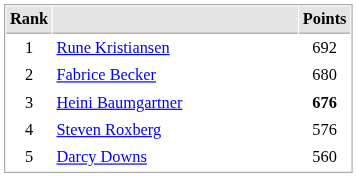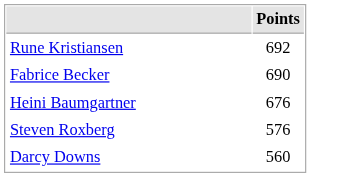- column: (29, 19)
(325, 75) 680 -> (278, 75) 690
(325, 102) bold -> (278, 102) normal
